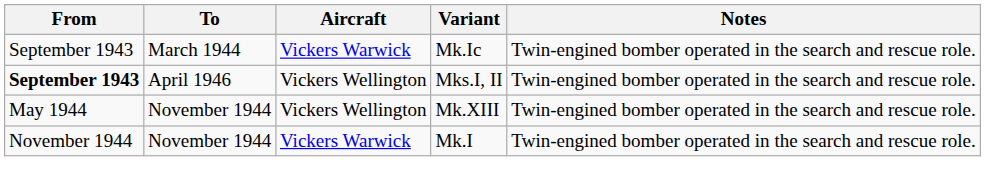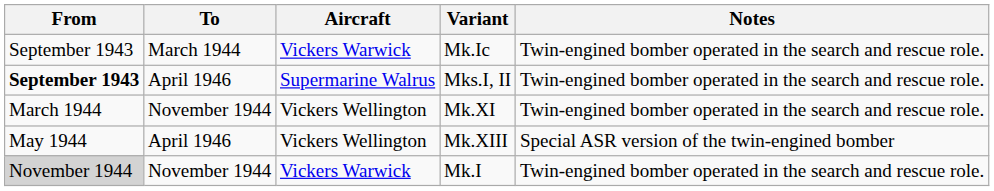(353, 79) Vickers Wellington -> (358, 79) Supermarine Walrus
+ row: (470, 110)
(210, 110) November 1944 -> (190, 140) April 1946
(744, 110) Twin-engined bomber operated in the search and rescue role. -> (707, 140) Special ASR version of the twin-engined bomber
(71, 140) no background -> (71, 170) lightgrey background
